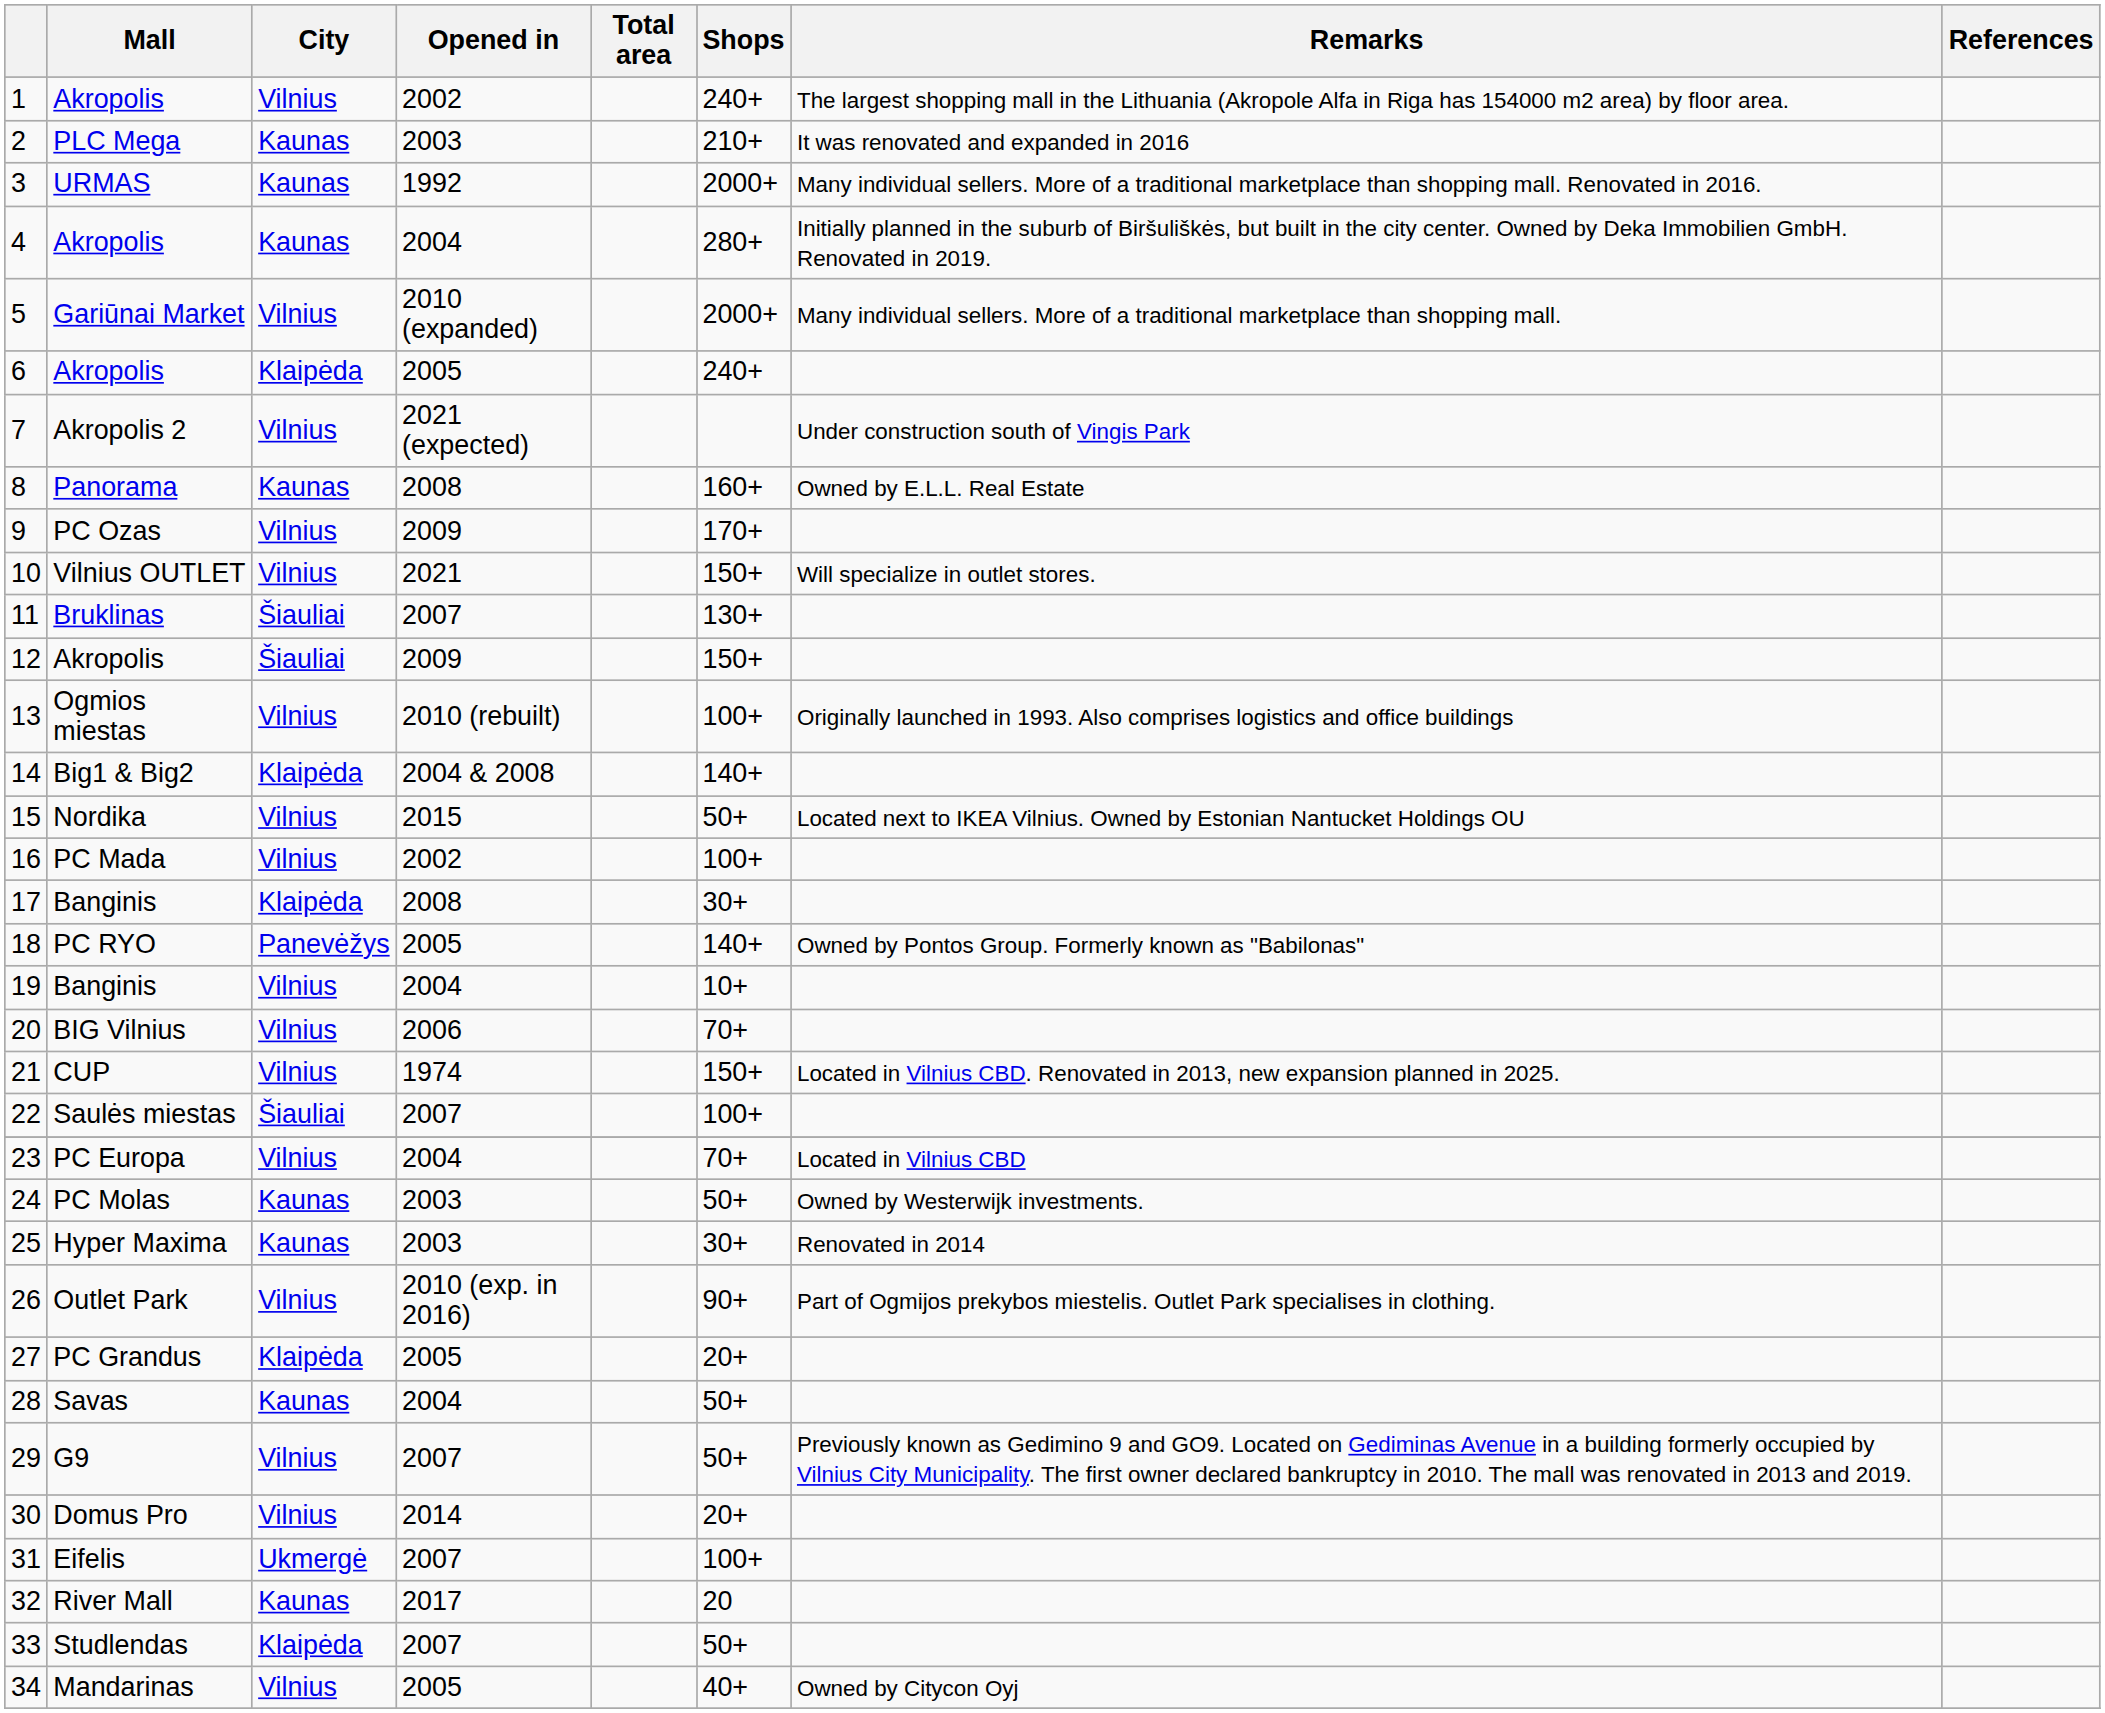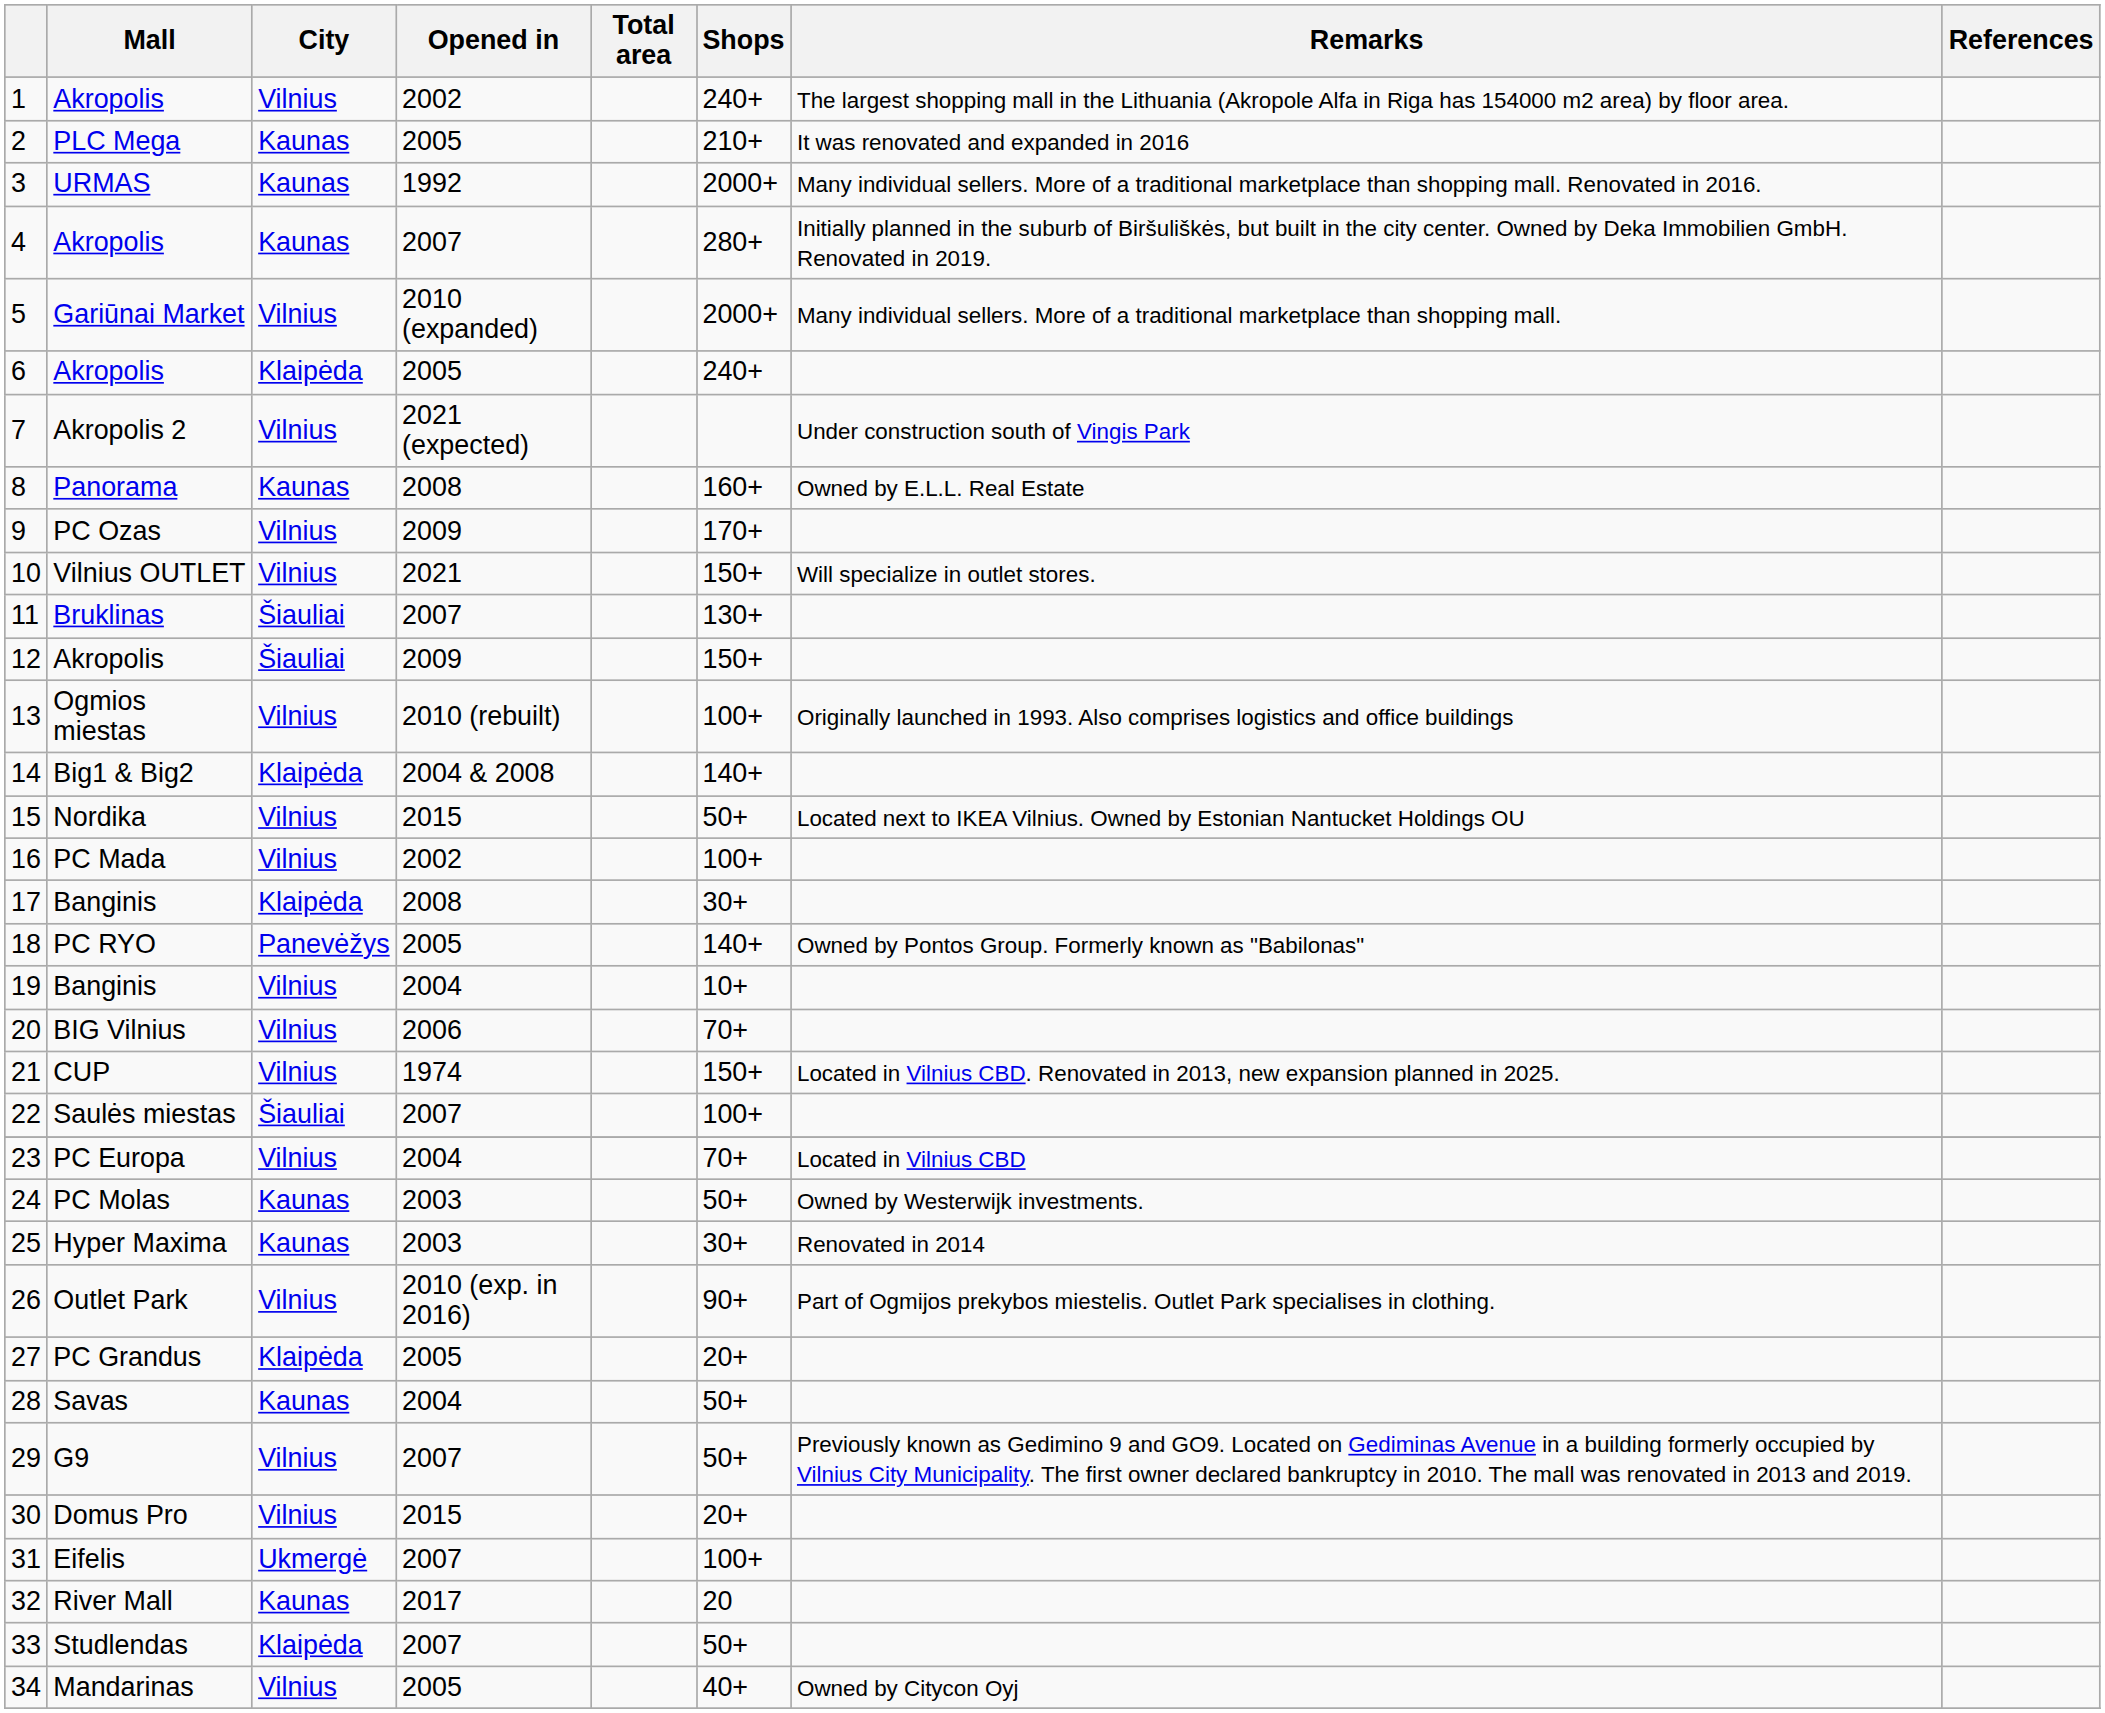(432, 141) 2003 -> (432, 141) 2005
(432, 241) 2004 -> (432, 241) 2007
(432, 1516) 2014 -> (432, 1516) 2015
